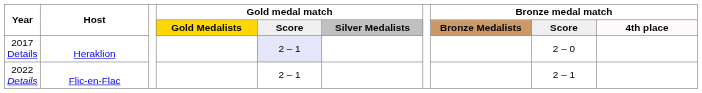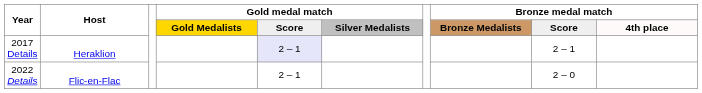(564, 48) 2 – 0 -> (564, 48) 2 – 1
(564, 75) 2 – 1 -> (564, 75) 2 – 0
